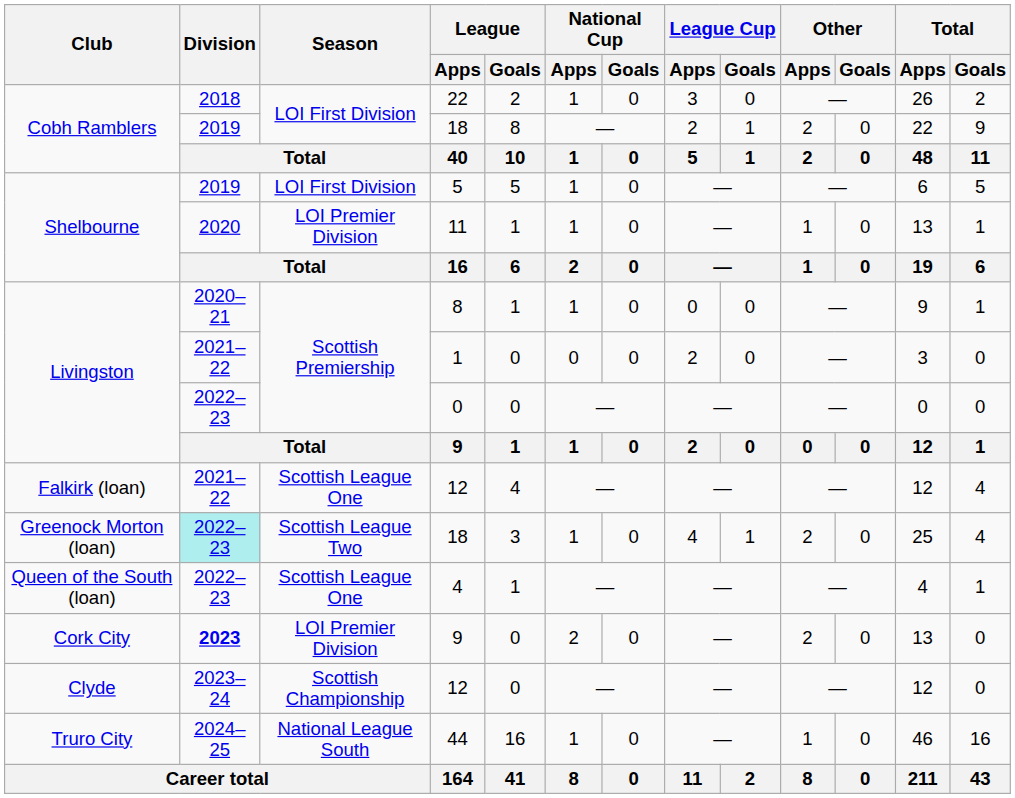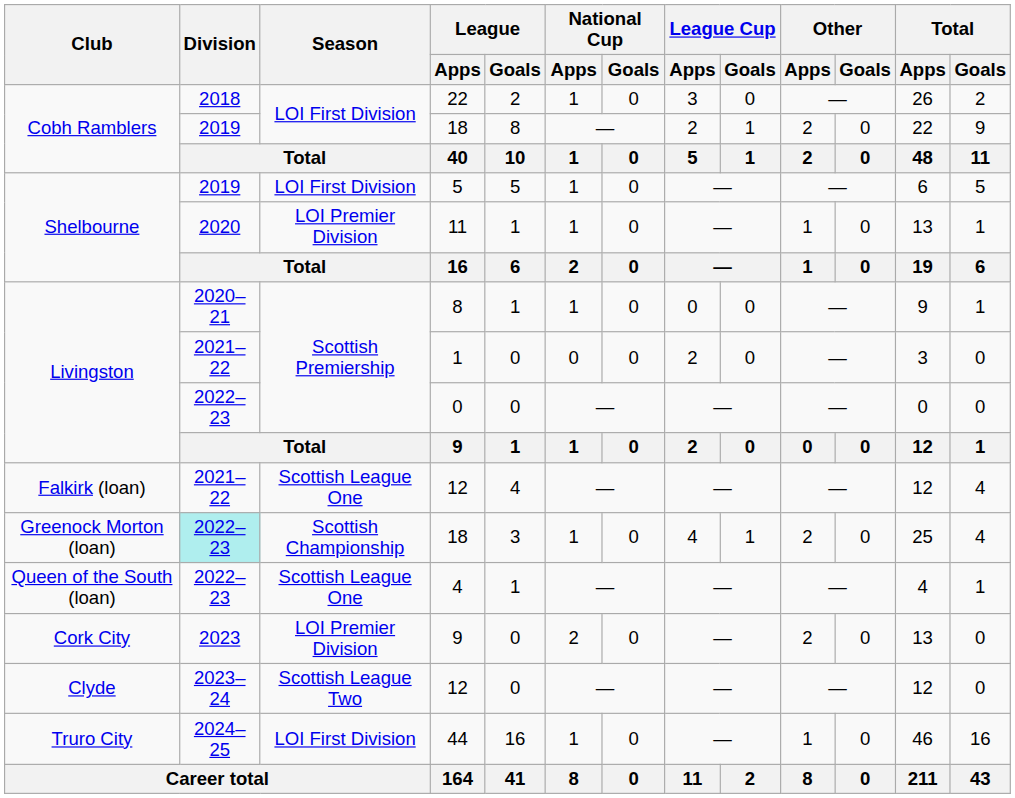(345, 537) Scottish League Two -> (345, 537) Scottish Championship
(220, 638) bold -> (220, 638) normal
(345, 688) Scottish Championship -> (345, 688) Scottish League Two
(345, 738) National League South -> (345, 738) LOI First Division
